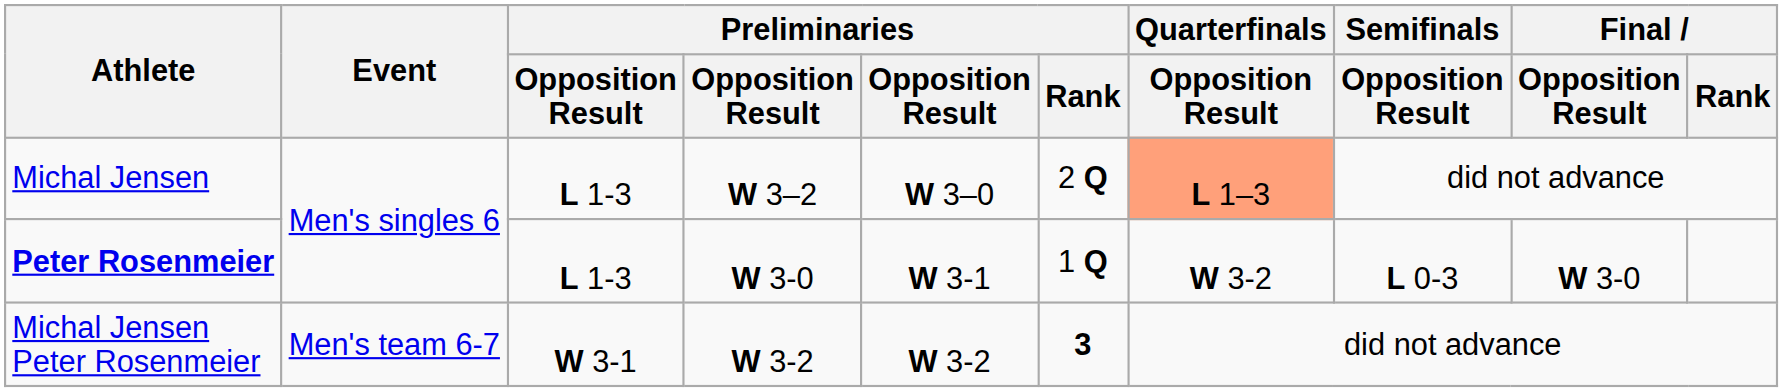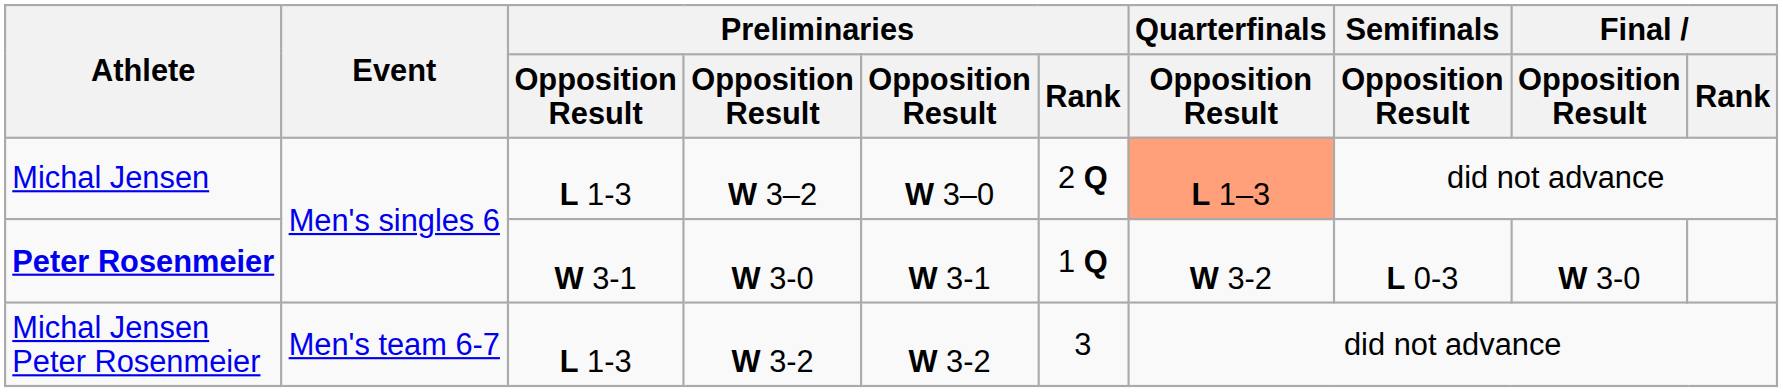(596, 279) L 1-3 -> (596, 279) W 3-1
(596, 362) W 3-1 -> (596, 362) L 1-3
(1083, 344) bold -> (1083, 344) normal
